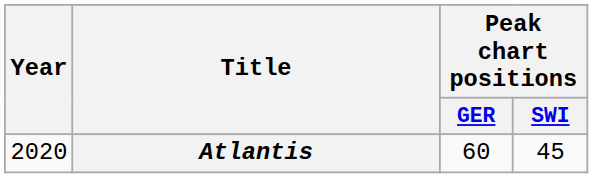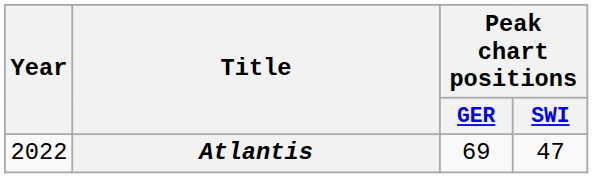(39, 153) 2020 -> (39, 153) 2022
(476, 153) 60 -> (476, 153) 69
(550, 153) 45 -> (550, 153) 47
